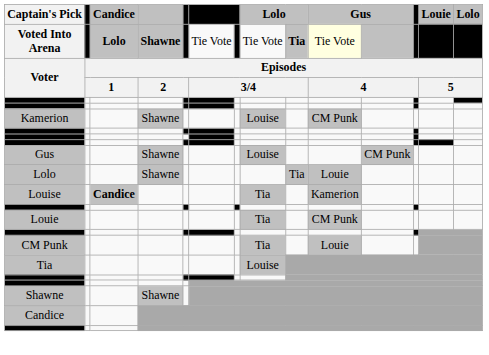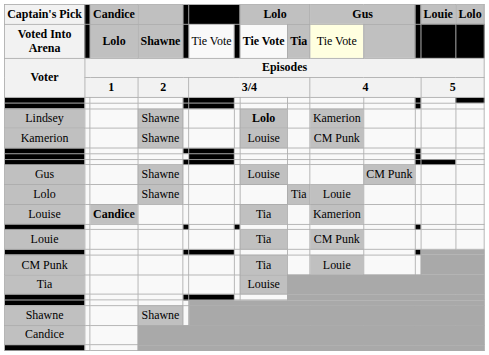(263, 41) normal -> (264, 41) bold
+ row: (45, 118)
